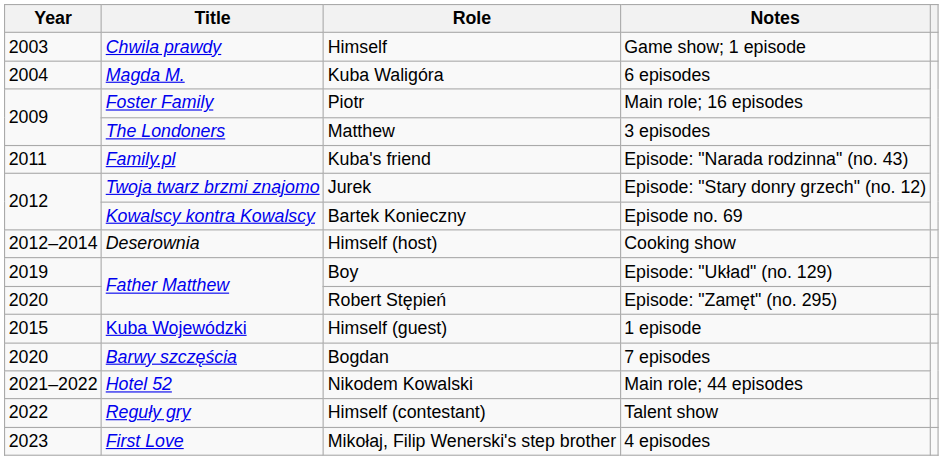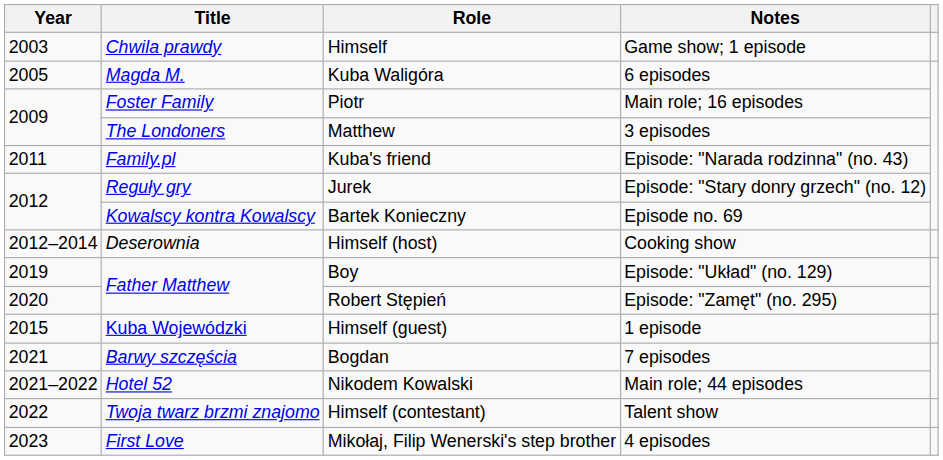(28, 74) 2004 -> (28, 74) 2005
(213, 187) Twoja twarz brzmi znajomo -> (148, 187) Reguły gry
(28, 356) 2020 -> (28, 356) 2021
(148, 412) Reguły gry -> (213, 412) Twoja twarz brzmi znajomo
